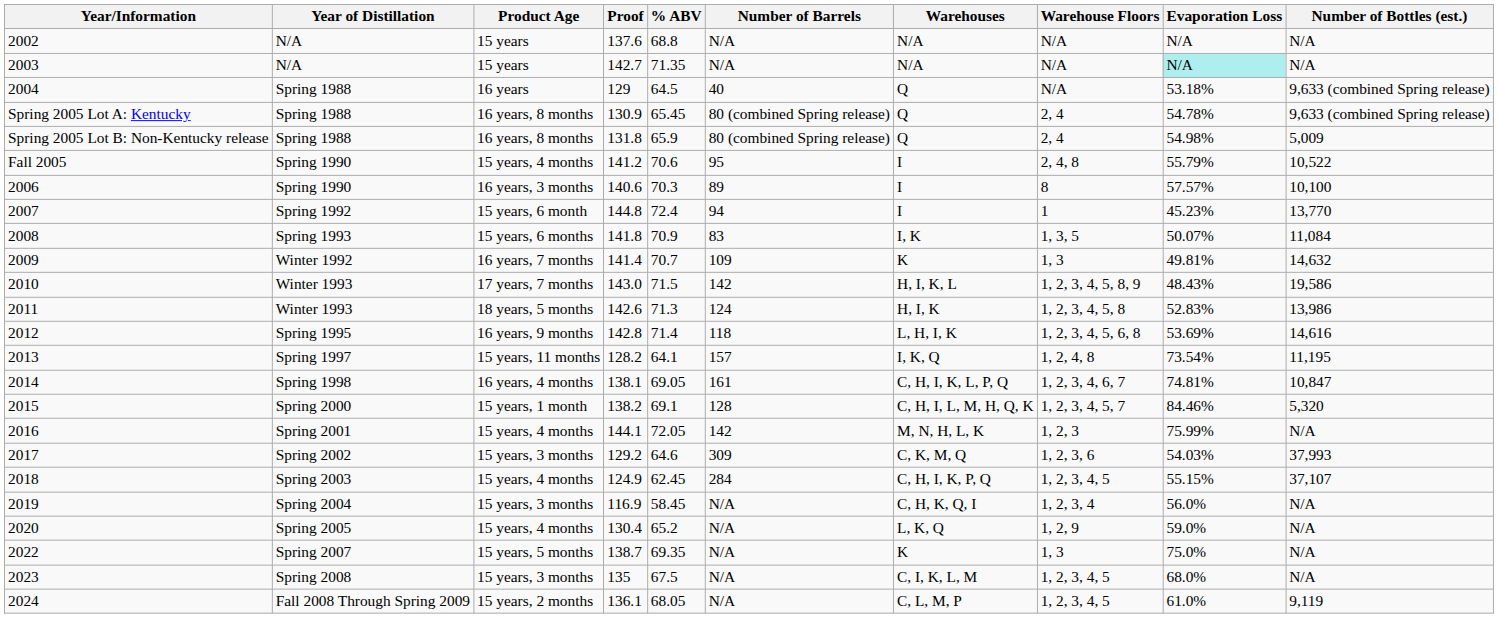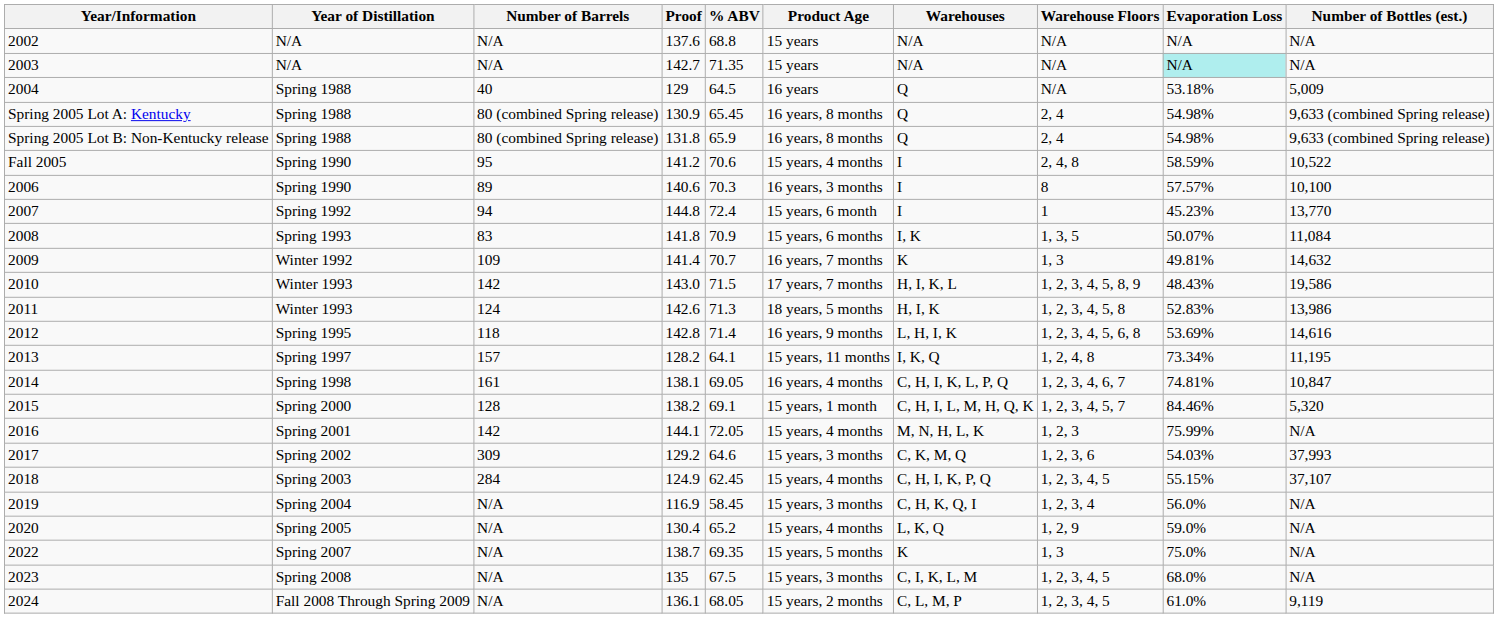columns swapped: (539, 16) <-> (799, 16)
(1389, 89) 9,633 (combined Spring release) -> (1306, 89) 5,009
(1190, 114) 54.78% -> (1190, 114) 54.98%
(1306, 138) 5,009 -> (1389, 138) 9,633 (combined Spring release)
(1190, 162) 55.79% -> (1190, 162) 58.59%
(1190, 357) 73.54% -> (1190, 357) 73.34%
